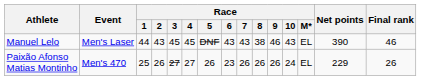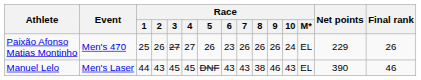rows swapped: (33, 42) <-> (42, 63)
